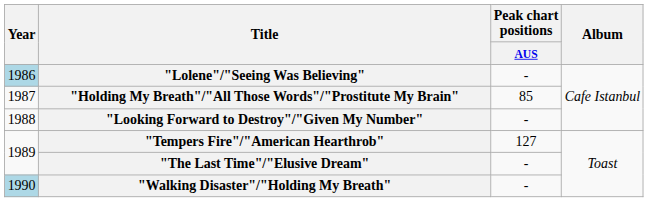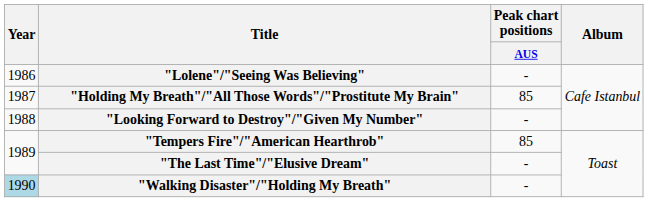(22, 75) lightblue background -> (22, 75) no background
(526, 141) 127 -> (526, 141) 85
